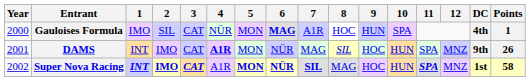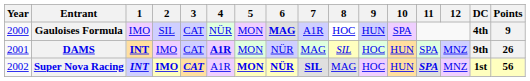(508, 31) 1 -> (508, 31) 9
(139, 48) normal -> (139, 48) bold
(508, 66) 58 -> (508, 66) 56
